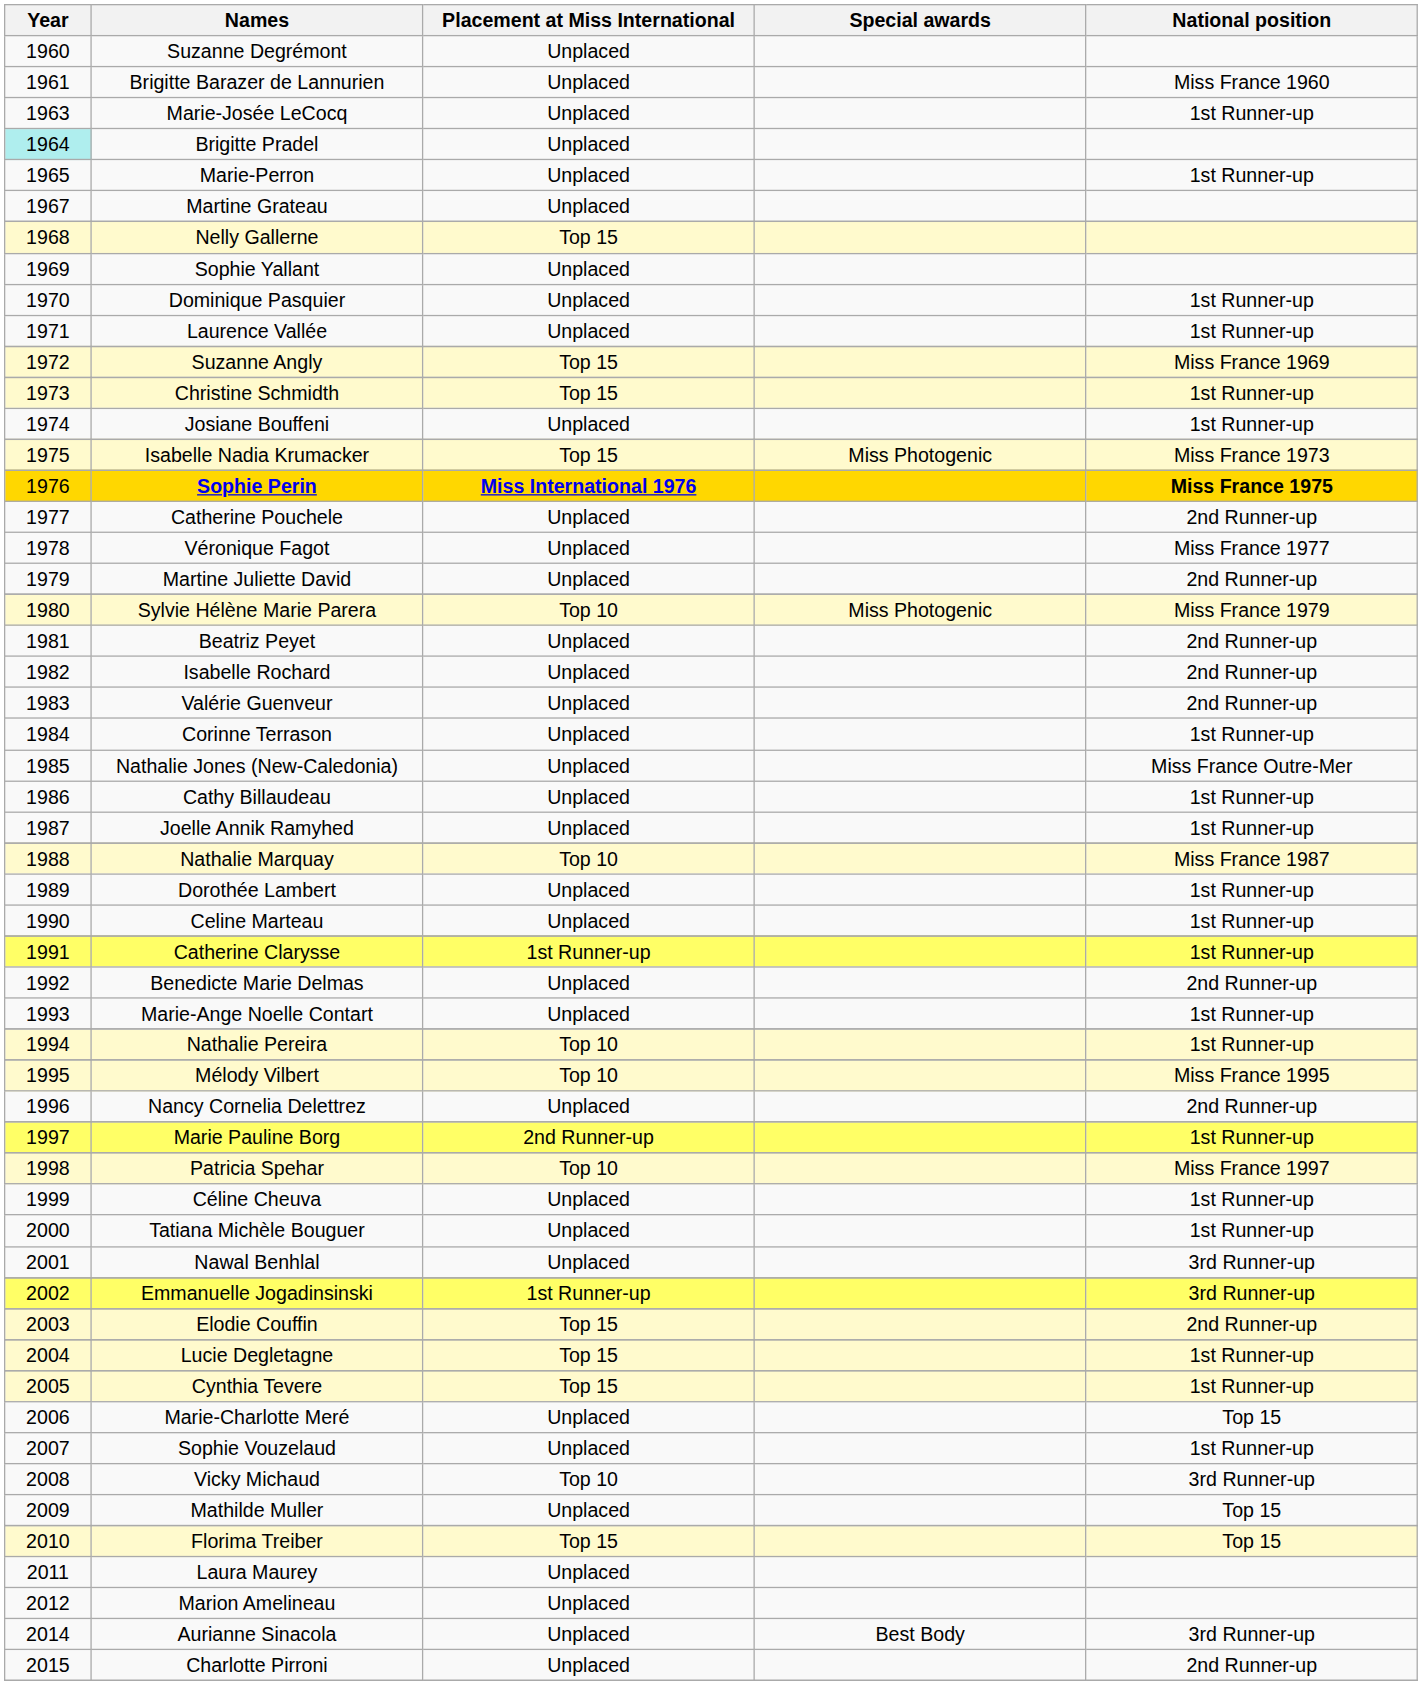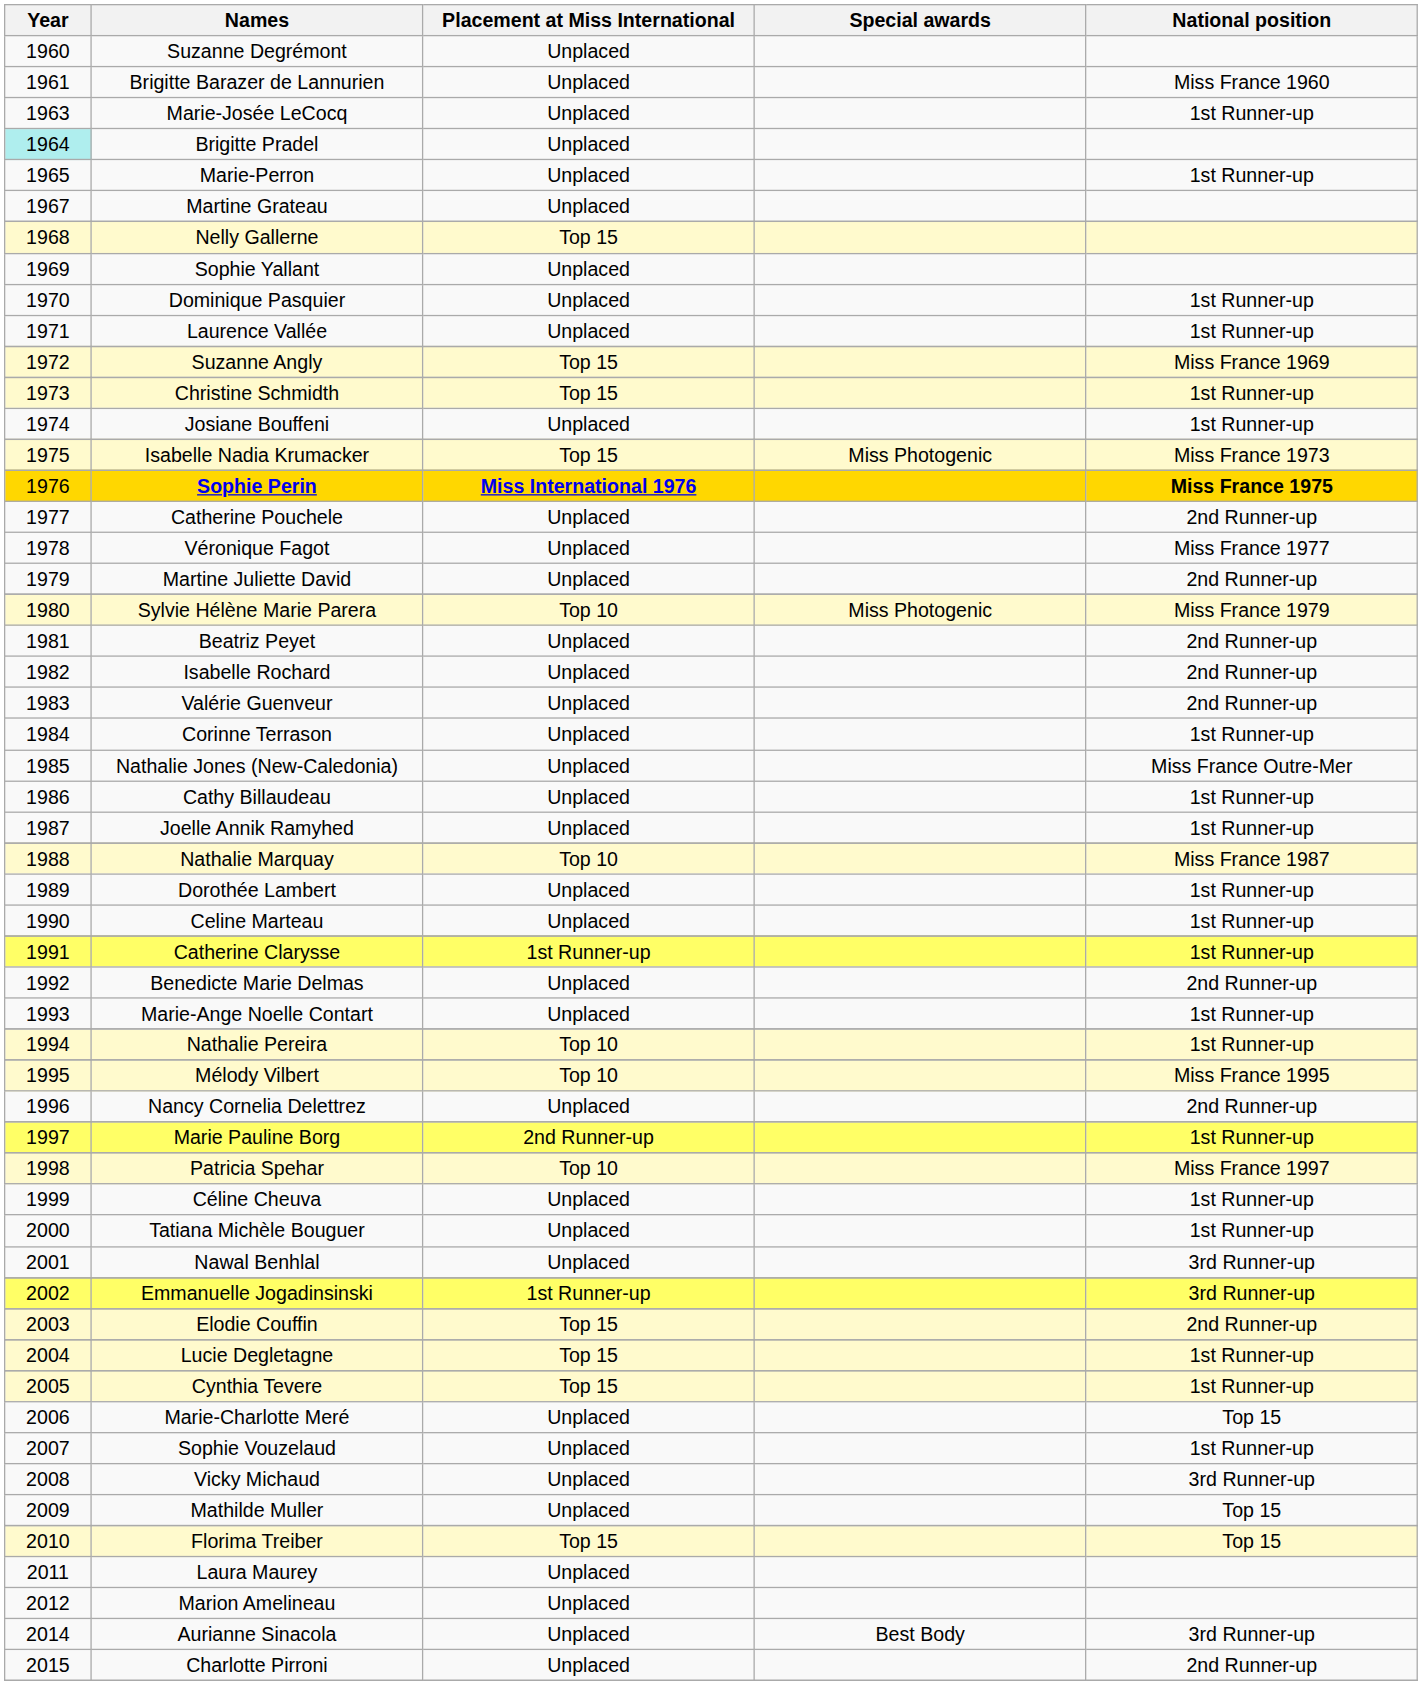(589, 1479) Top 10 -> (589, 1479) Unplaced
